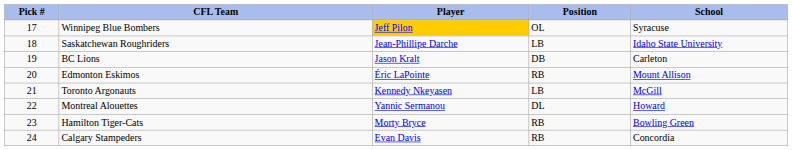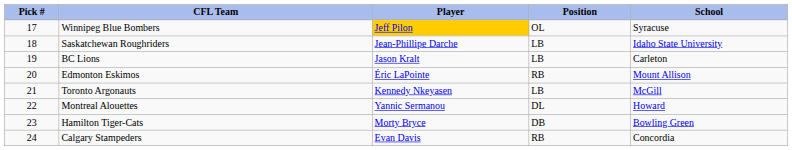(538, 59) DB -> (538, 59) LB
(538, 122) RB -> (538, 122) DB
